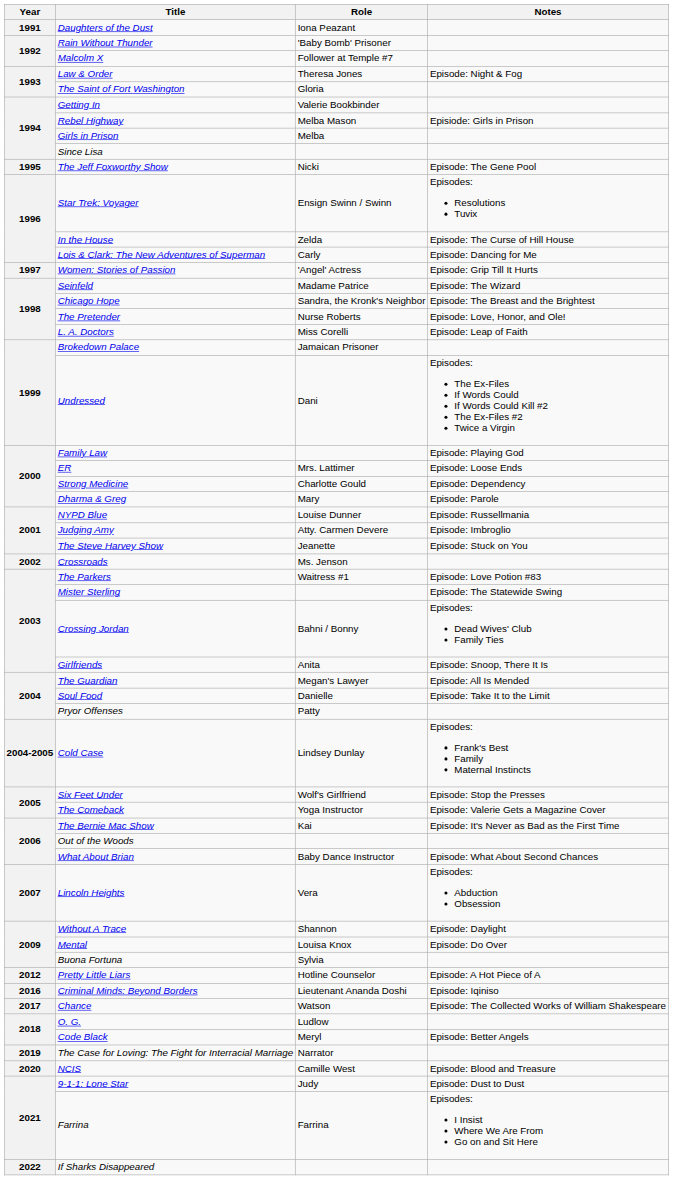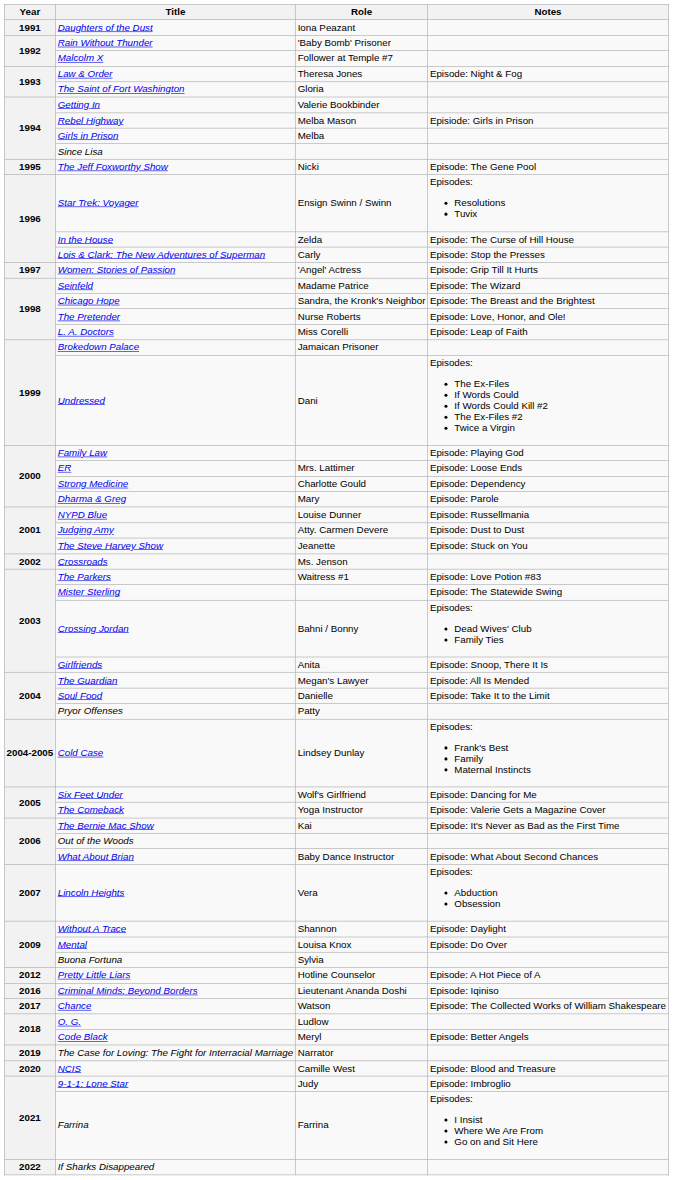(483, 254) Episode: Dancing for Me -> (487, 254) Episode: Stop the Presses
(470, 530) Episode: Imbroglio -> (477, 530) Episode: Dust to Dust
(487, 794) Episode: Stop the Presses -> (483, 794) Episode: Dancing for Me
(477, 1083) Episode: Dust to Dust -> (470, 1083) Episode: Imbroglio
